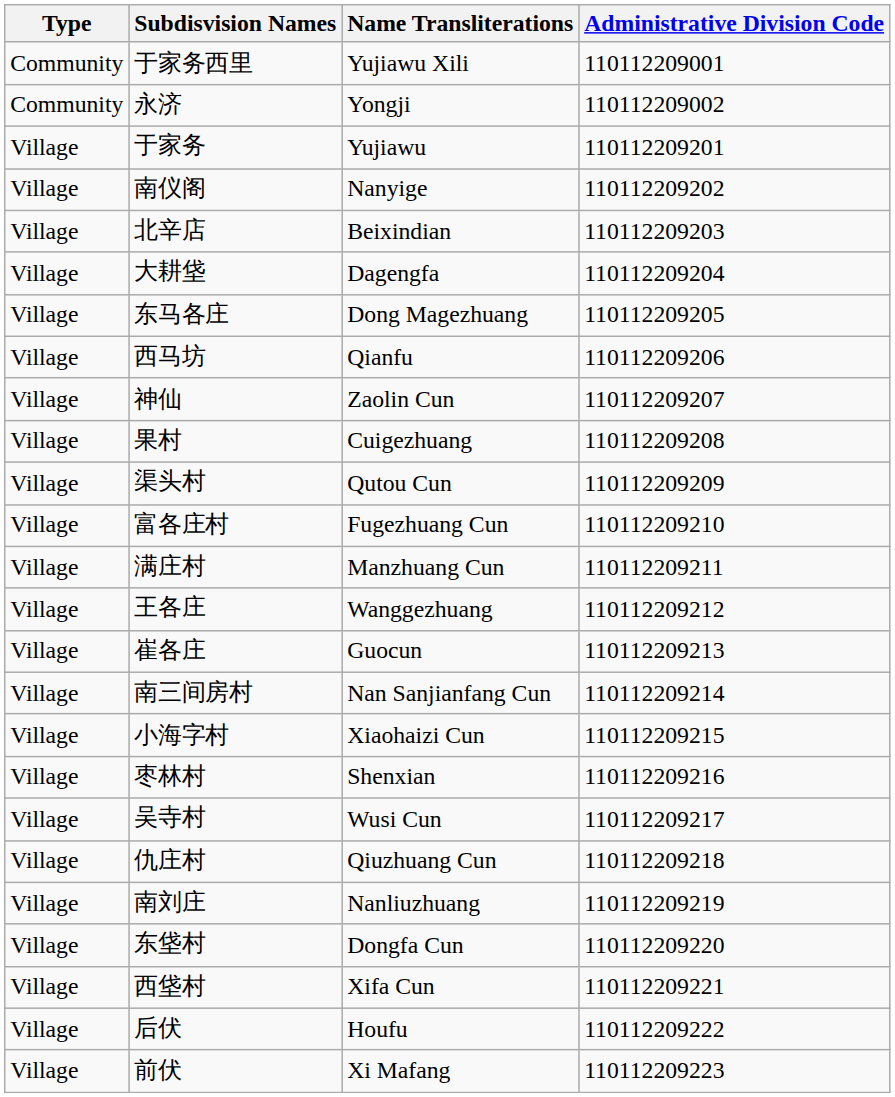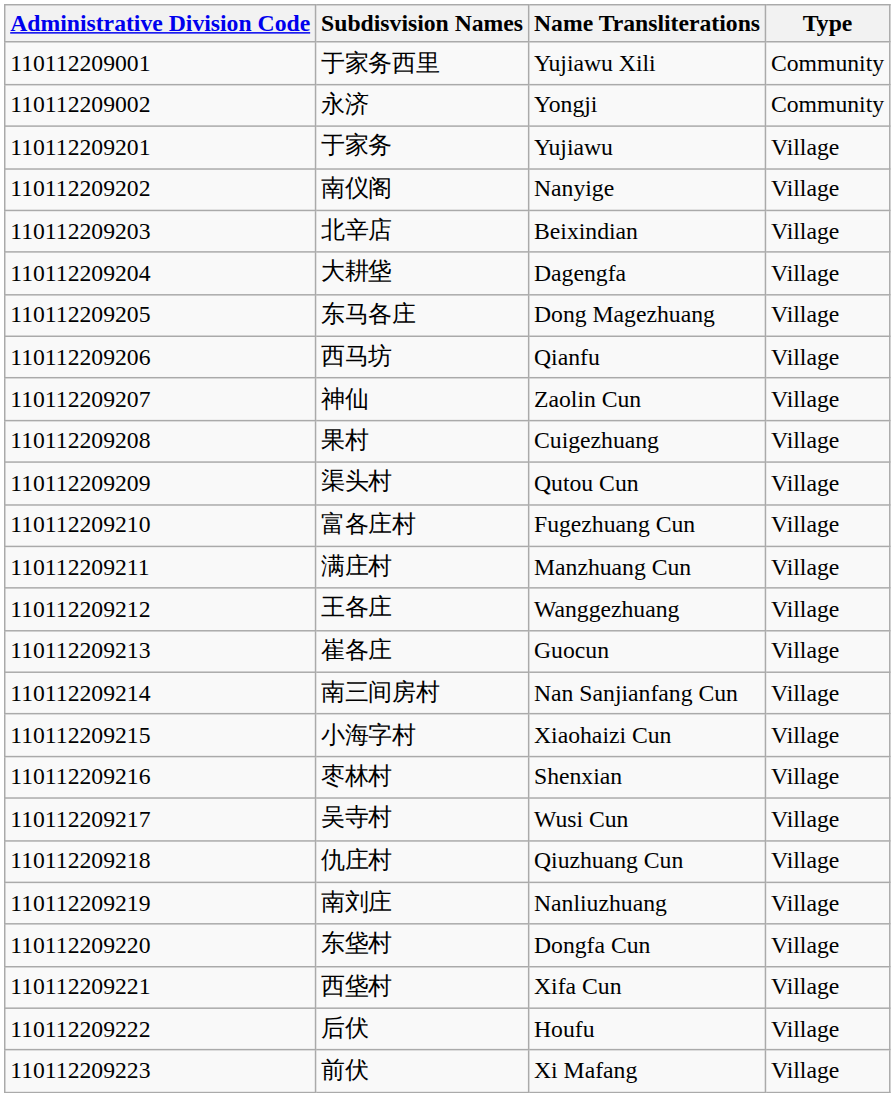columns swapped: (734, 23) <-> (67, 23)
